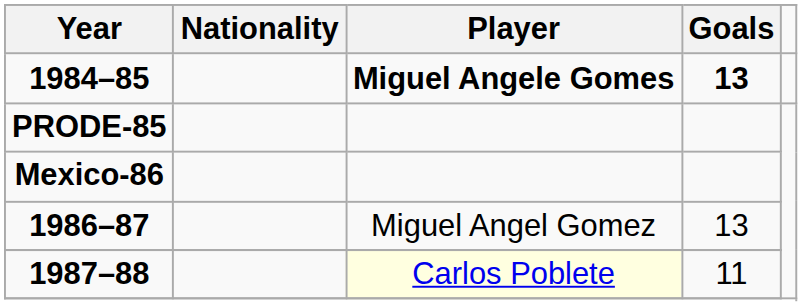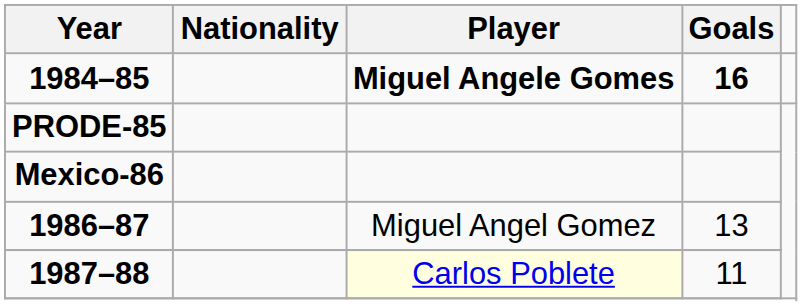(731, 77) 13 -> (731, 77) 16
